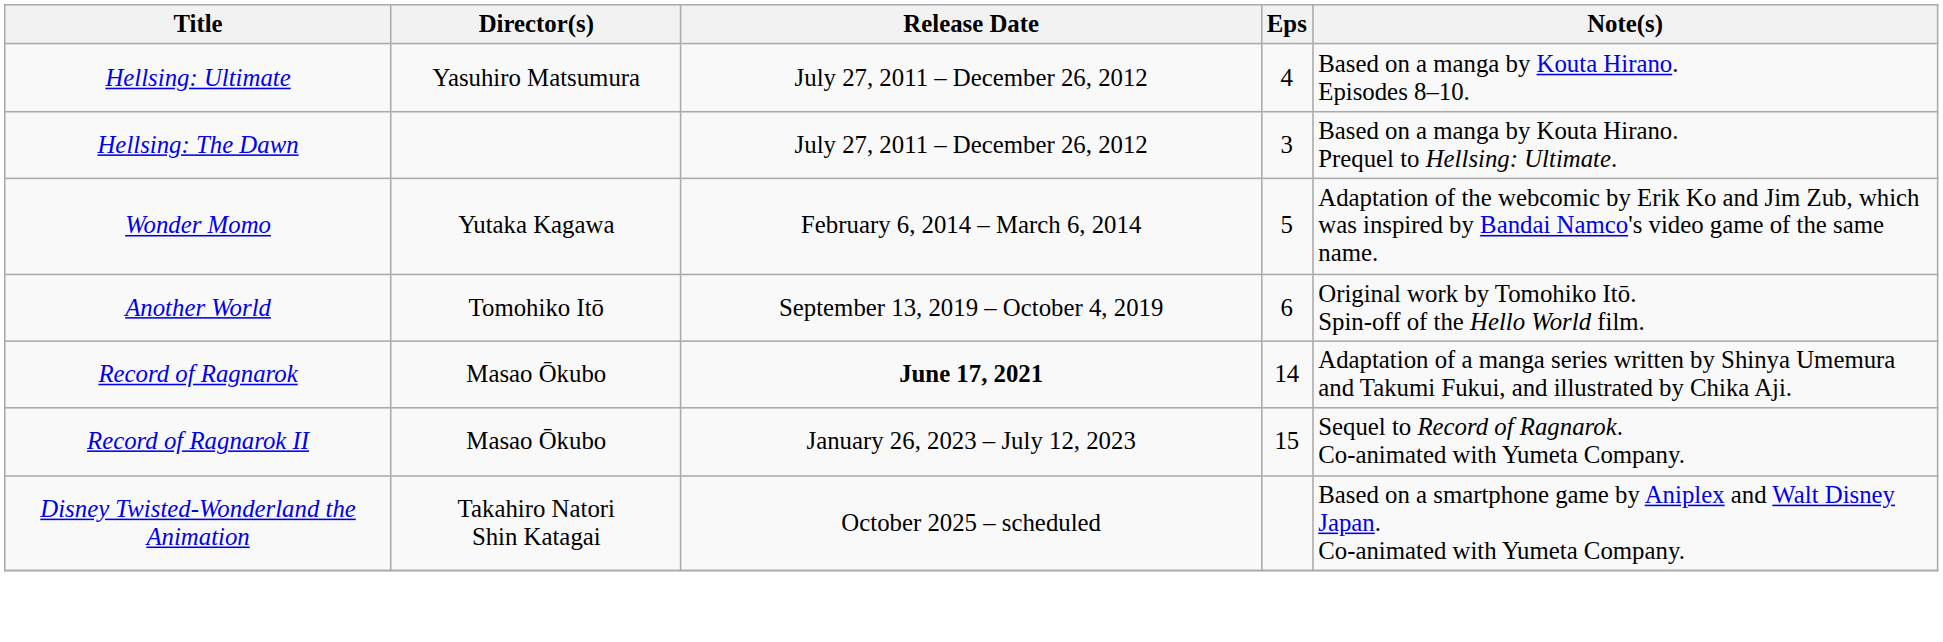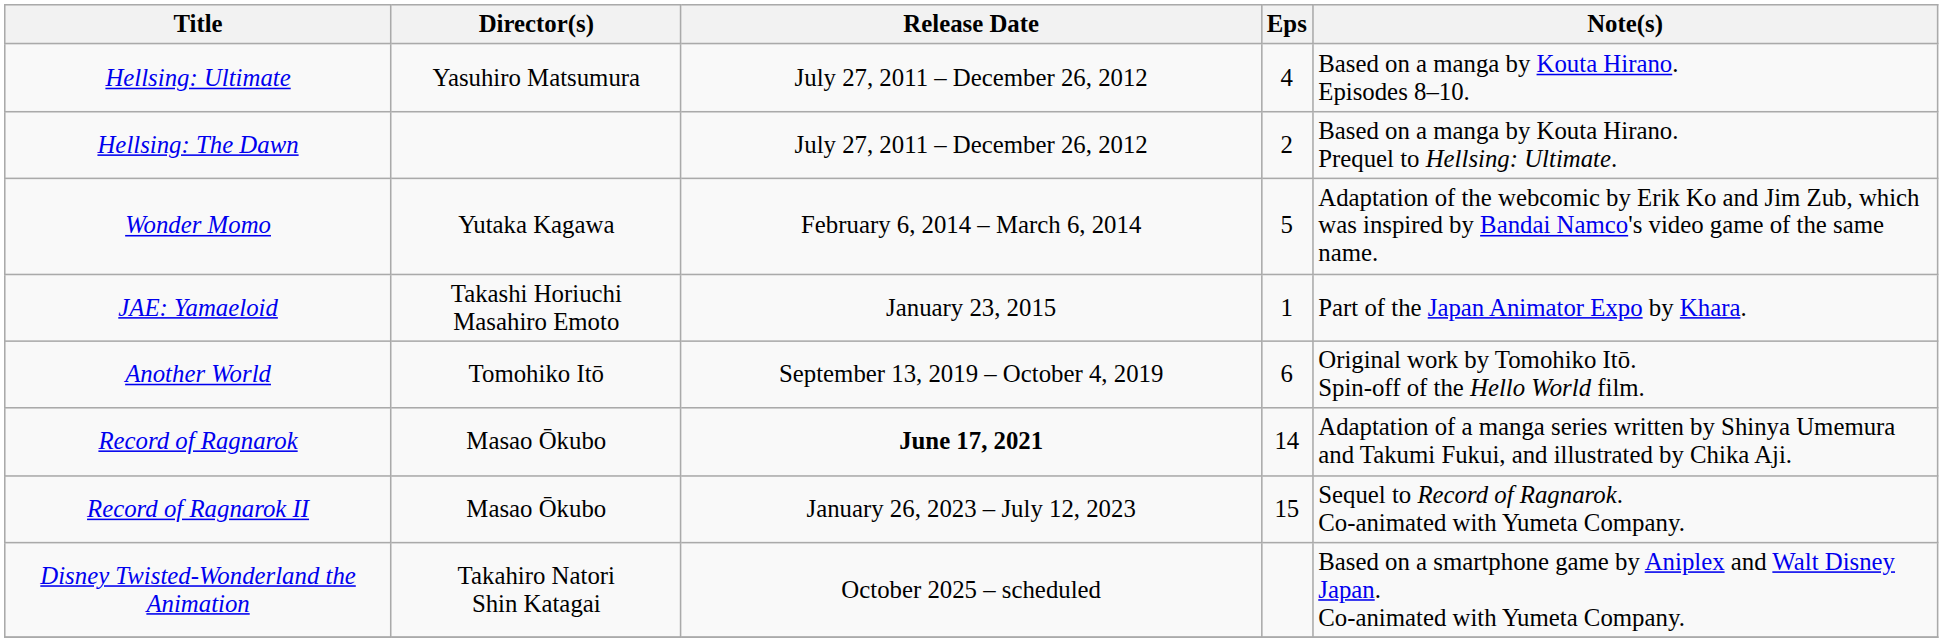(1287, 144) 3 -> (1287, 144) 2
+ row: (198, 307)
